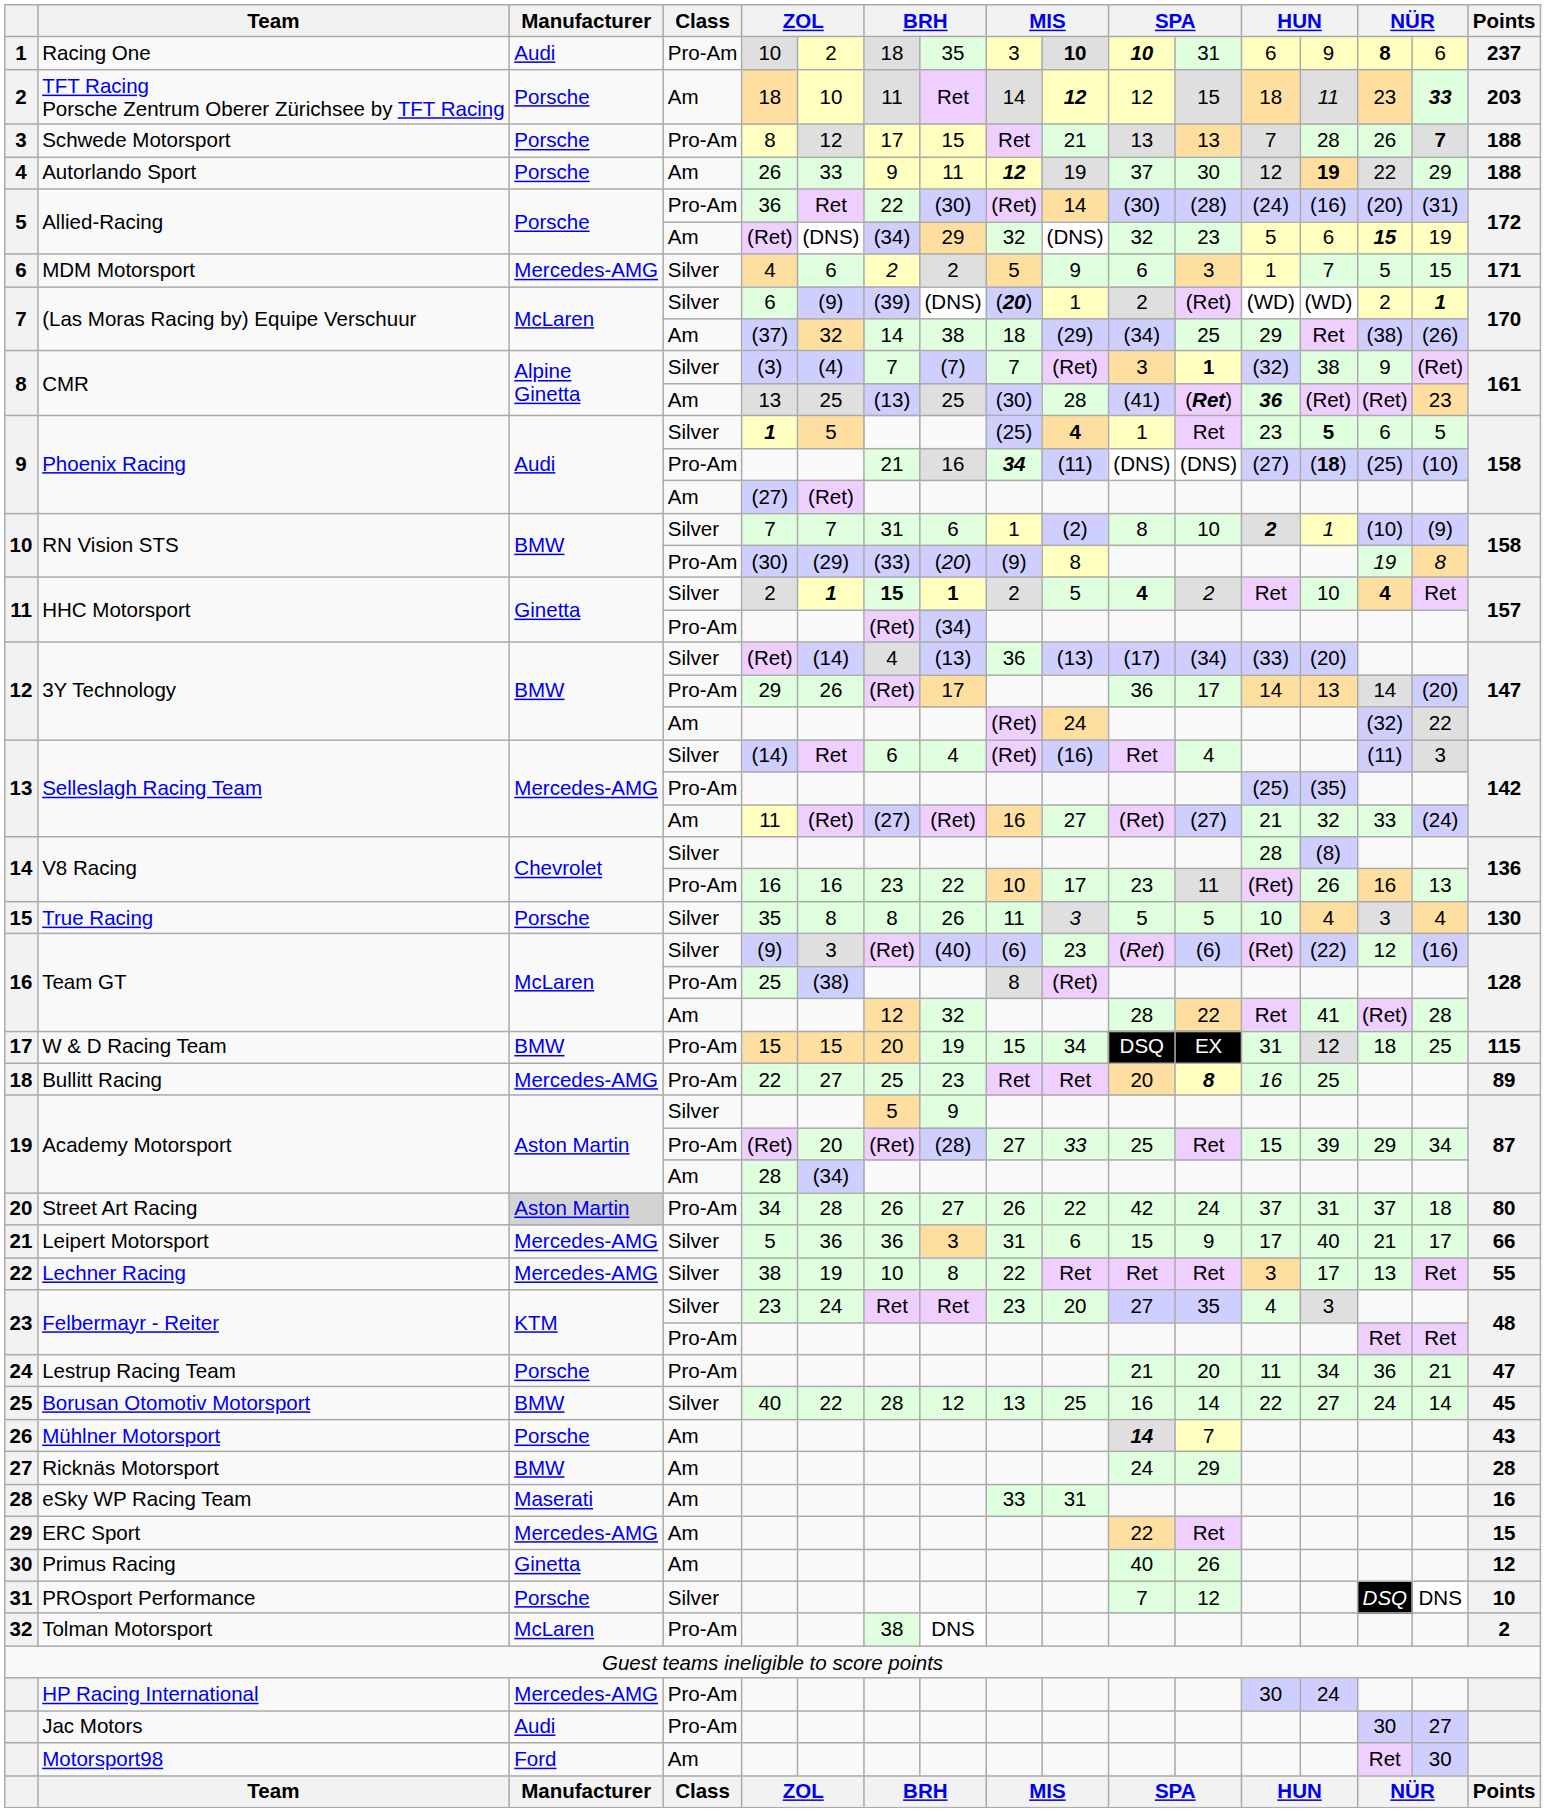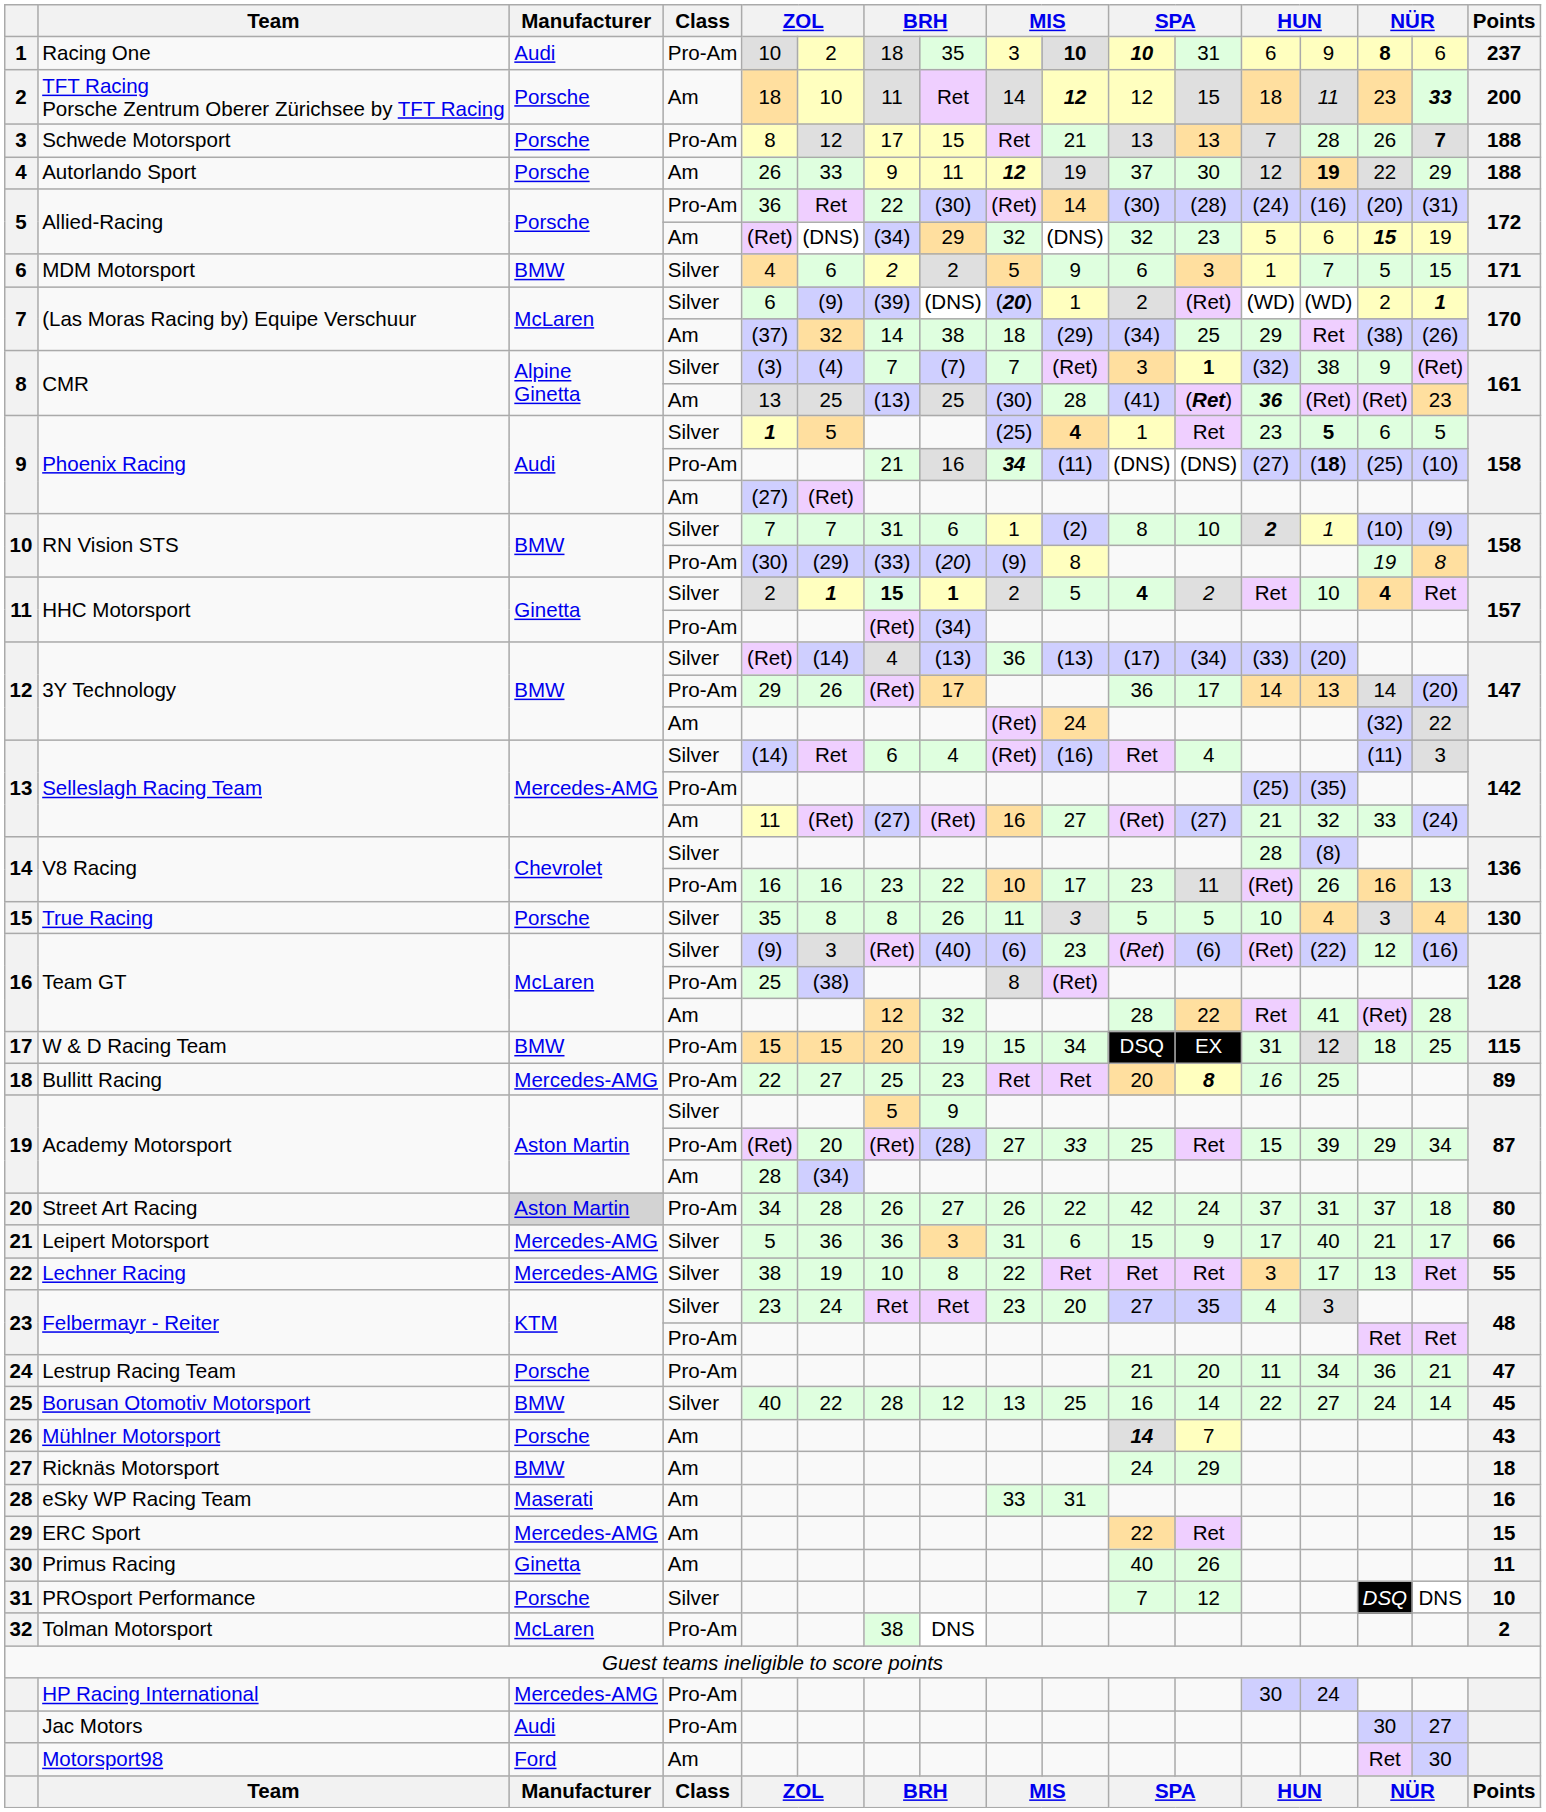(1504, 97) 203 -> (1504, 97) 200
(586, 270) Mercedes-AMG -> (539, 270) BMW
(1504, 1467) 28 -> (1504, 1467) 18
(1504, 1565) 12 -> (1504, 1565) 11
